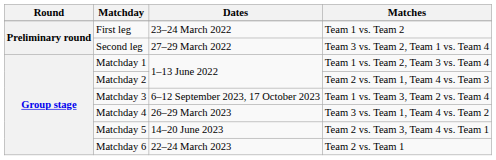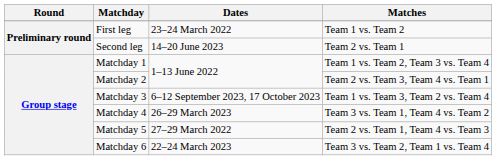(191, 46) 27–29 March 2022 -> (187, 46) 14–20 June 2023
(407, 46) Team 3 vs. Team 2, Team 1 vs. Team 4 -> (365, 46) Team 2 vs. Team 1
(407, 79) Team 2 vs. Team 1, Team 4 vs. Team 3 -> (407, 79) Team 2 vs. Team 3, Team 4 vs. Team 1
(187, 130) 14–20 June 2023 -> (191, 130) 27–29 March 2022
(407, 130) Team 2 vs. Team 3, Team 4 vs. Team 1 -> (407, 130) Team 2 vs. Team 1, Team 4 vs. Team 3
(365, 146) Team 2 vs. Team 1 -> (407, 146) Team 3 vs. Team 2, Team 1 vs. Team 4
